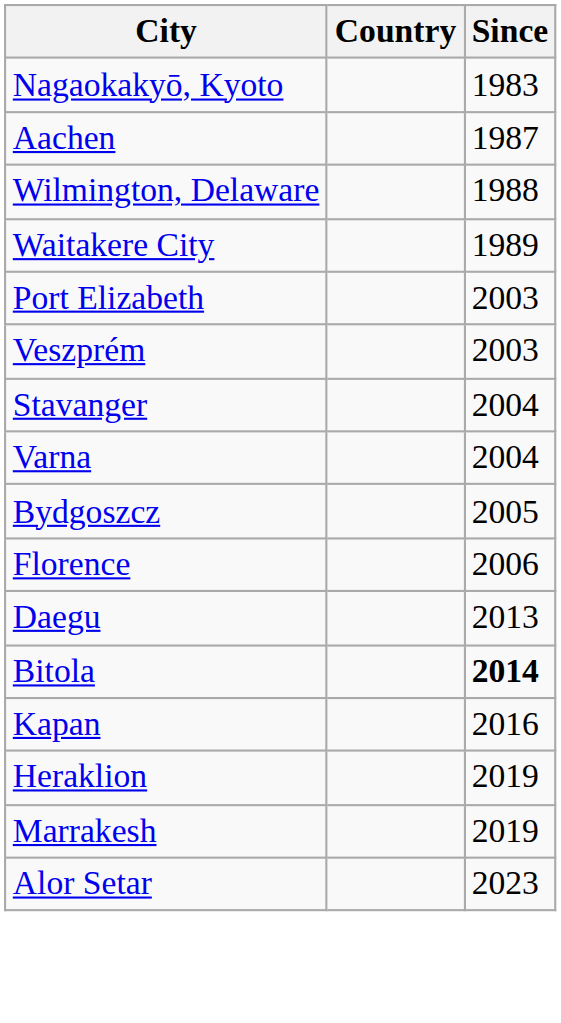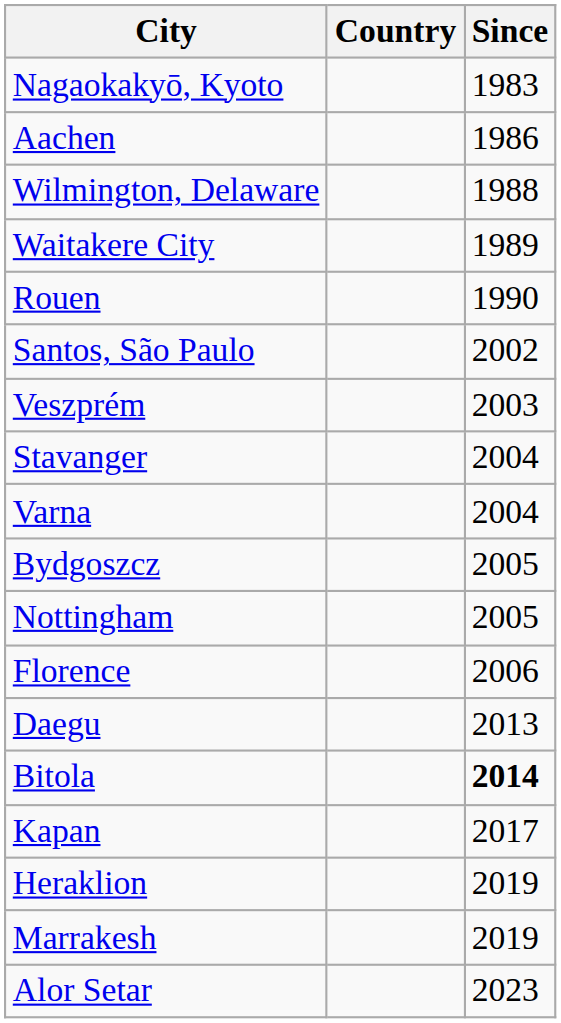(505, 137) 1987 -> (505, 137) 1986
+ row: (57, 297)
+ row: (134, 350)
- row: (108, 297)
+ row: (93, 617)
(505, 723) 2016 -> (505, 830) 2017
